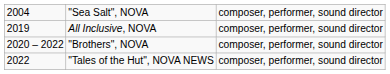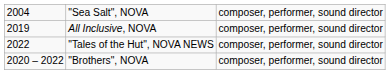rows swapped: (108, 45) <-> (141, 61)
